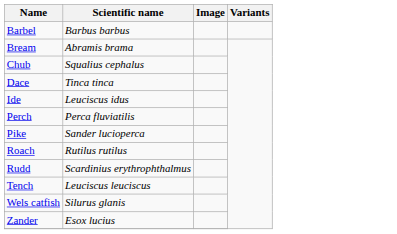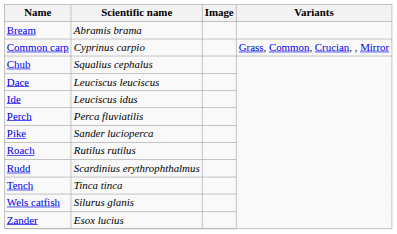- row: (21, 30)
+ row: (38, 47)
(89, 82) Tinca tinca -> (117, 82) Leuciscus leuciscus
(108, 185) Leuciscus leuciscus -> (98, 185) Tinca tinca
